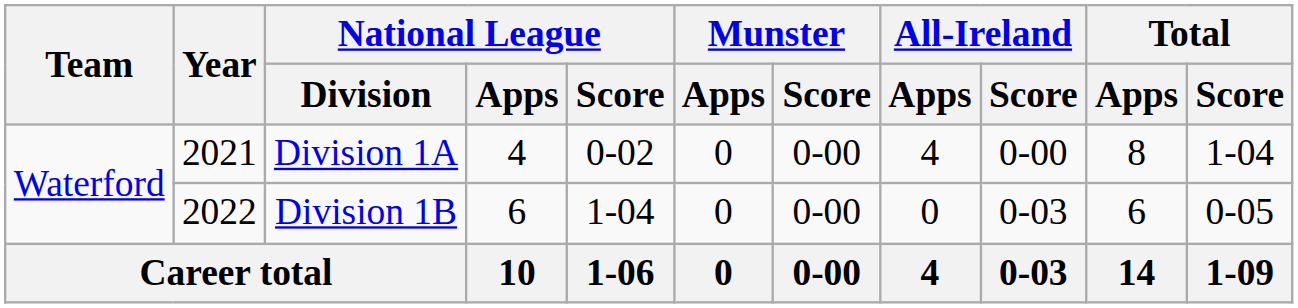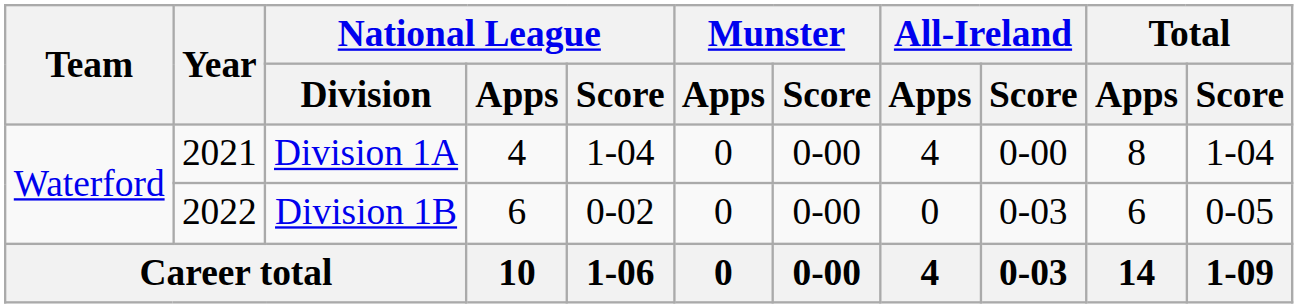(620, 152) 0-02 -> (620, 152) 1-04
(620, 212) 1-04 -> (620, 212) 0-02
